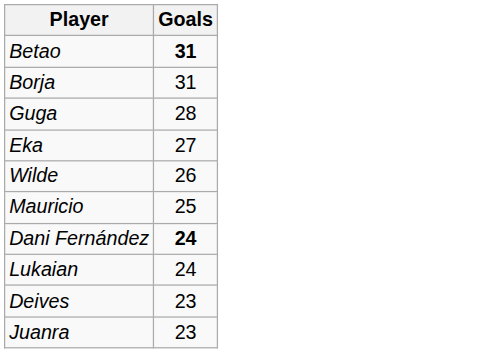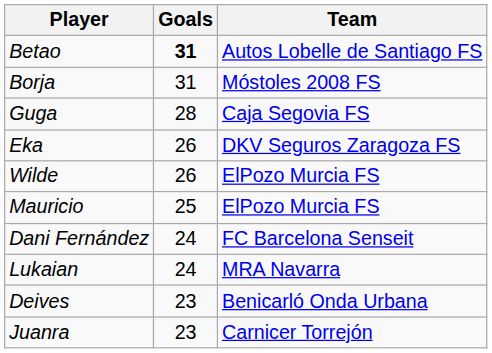+ column: (352, 20)
(186, 144) 27 -> (186, 144) 26
(186, 238) bold -> (186, 238) normal
